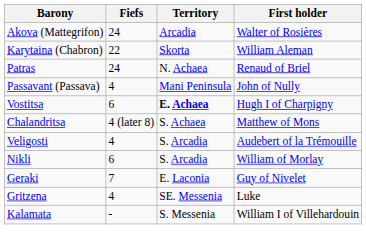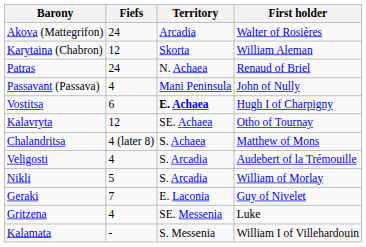(114, 50) 22 -> (114, 50) 12
+ row: (30, 123)
(111, 159) 6 -> (111, 178) 5
